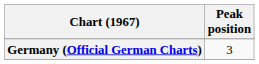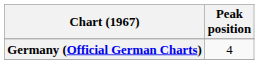(229, 49) 3 -> (229, 49) 4
